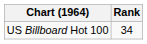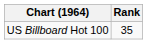(127, 30) 34 -> (127, 30) 35
